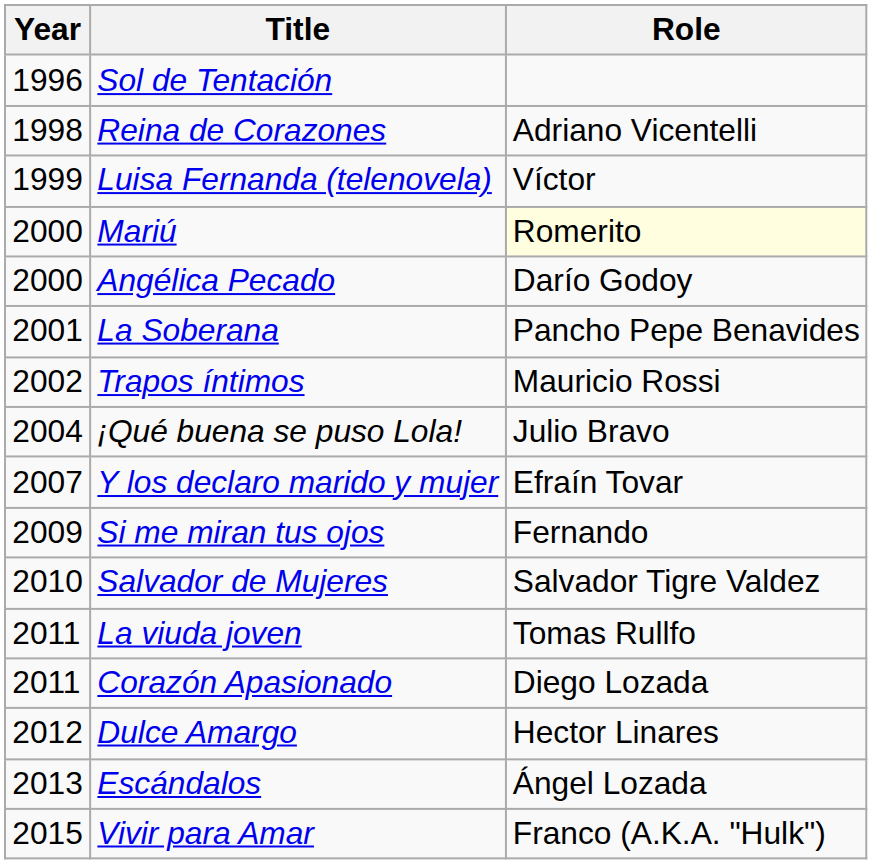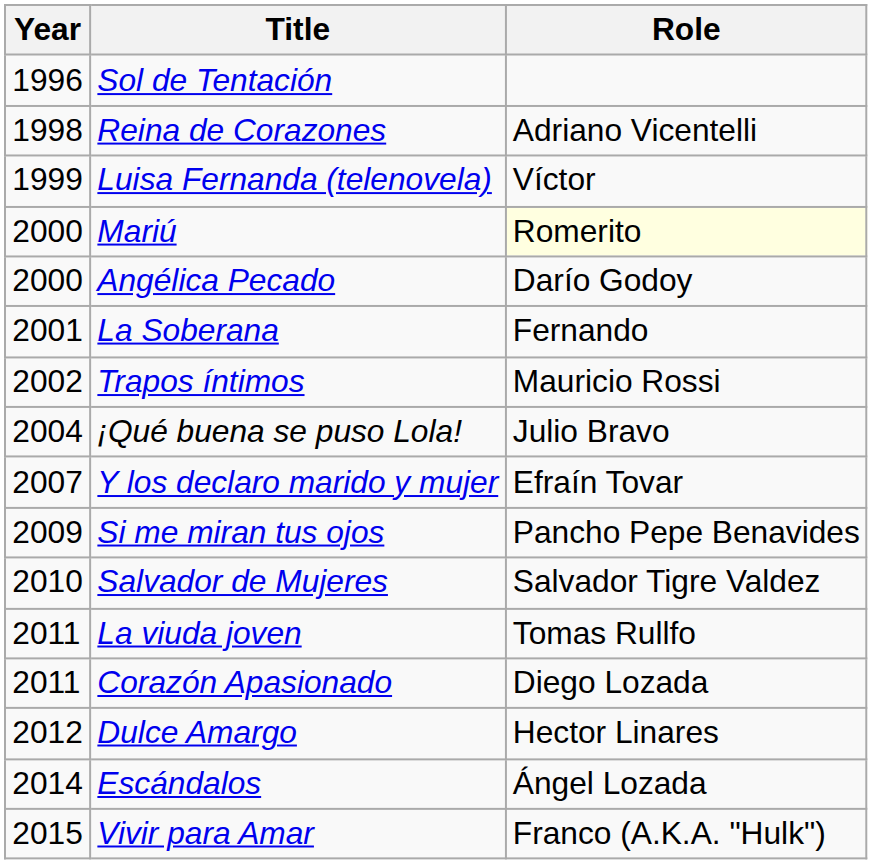(686, 331) Pancho Pepe Benavides -> (581, 331) Fernando
(581, 532) Fernando -> (686, 532) Pancho Pepe Benavides
(48, 783) 2013 -> (48, 783) 2014
